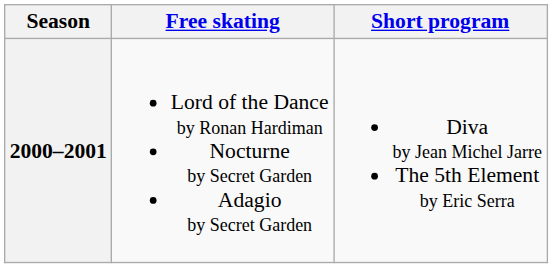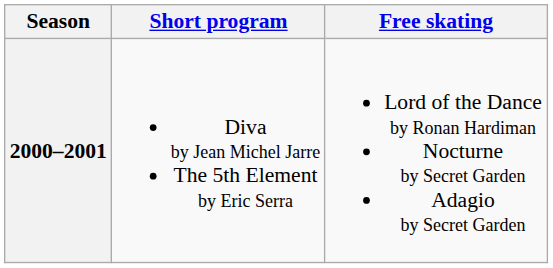columns swapped: (440, 21) <-> (223, 21)
